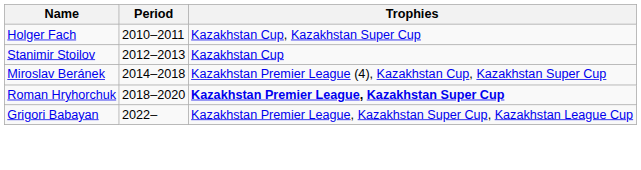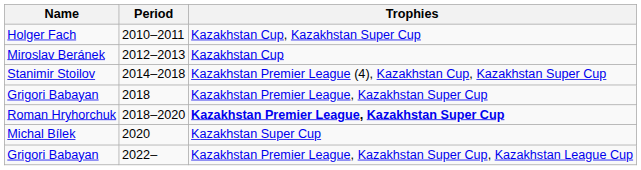(51, 54) Stanimir Stoilov -> (56, 54) Miroslav Beránek
(56, 74) Miroslav Beránek -> (51, 74) Stanimir Stoilov
+ row: (136, 94)
+ row: (136, 134)
